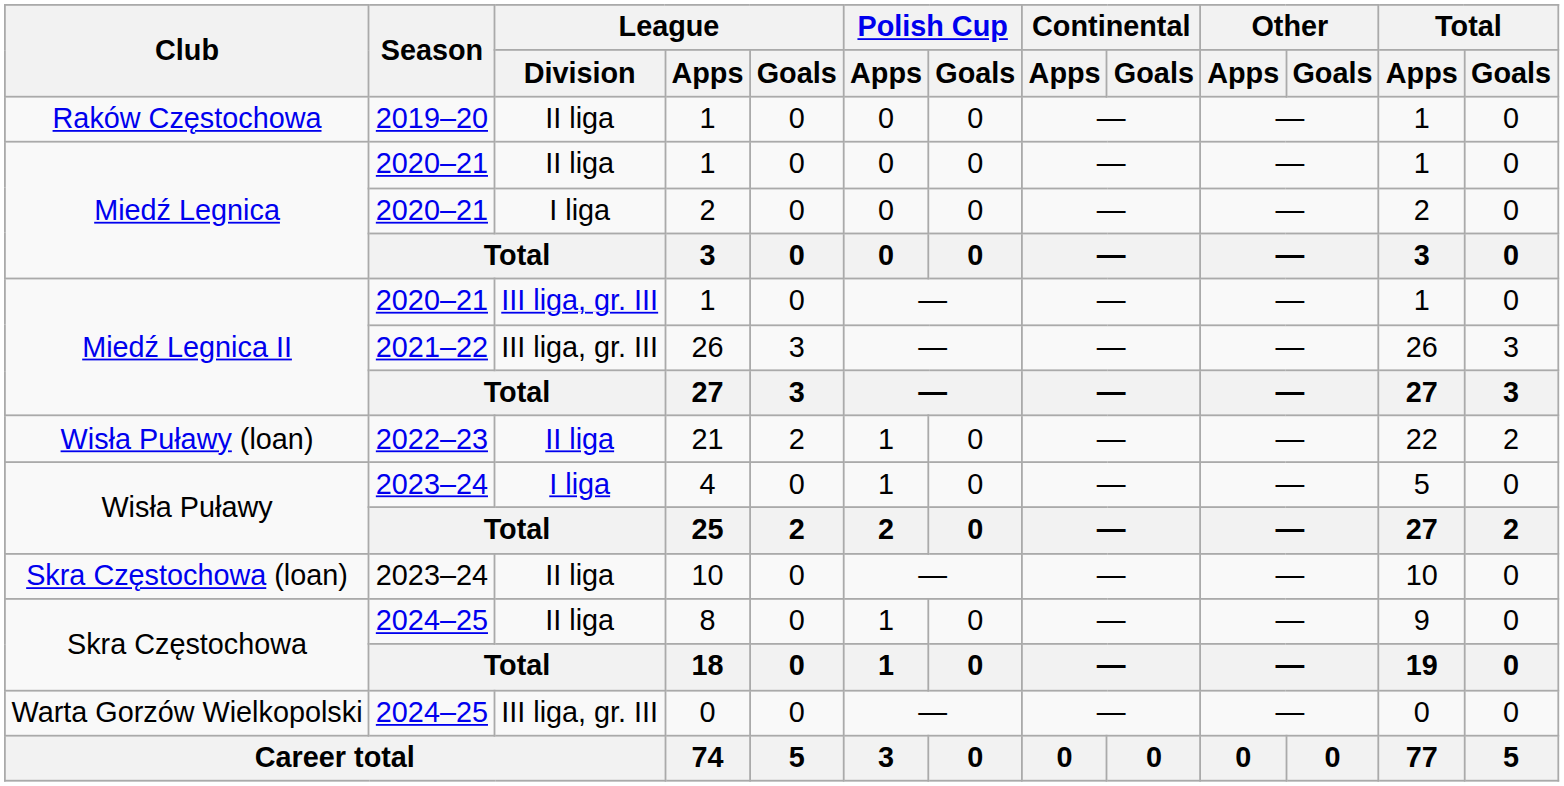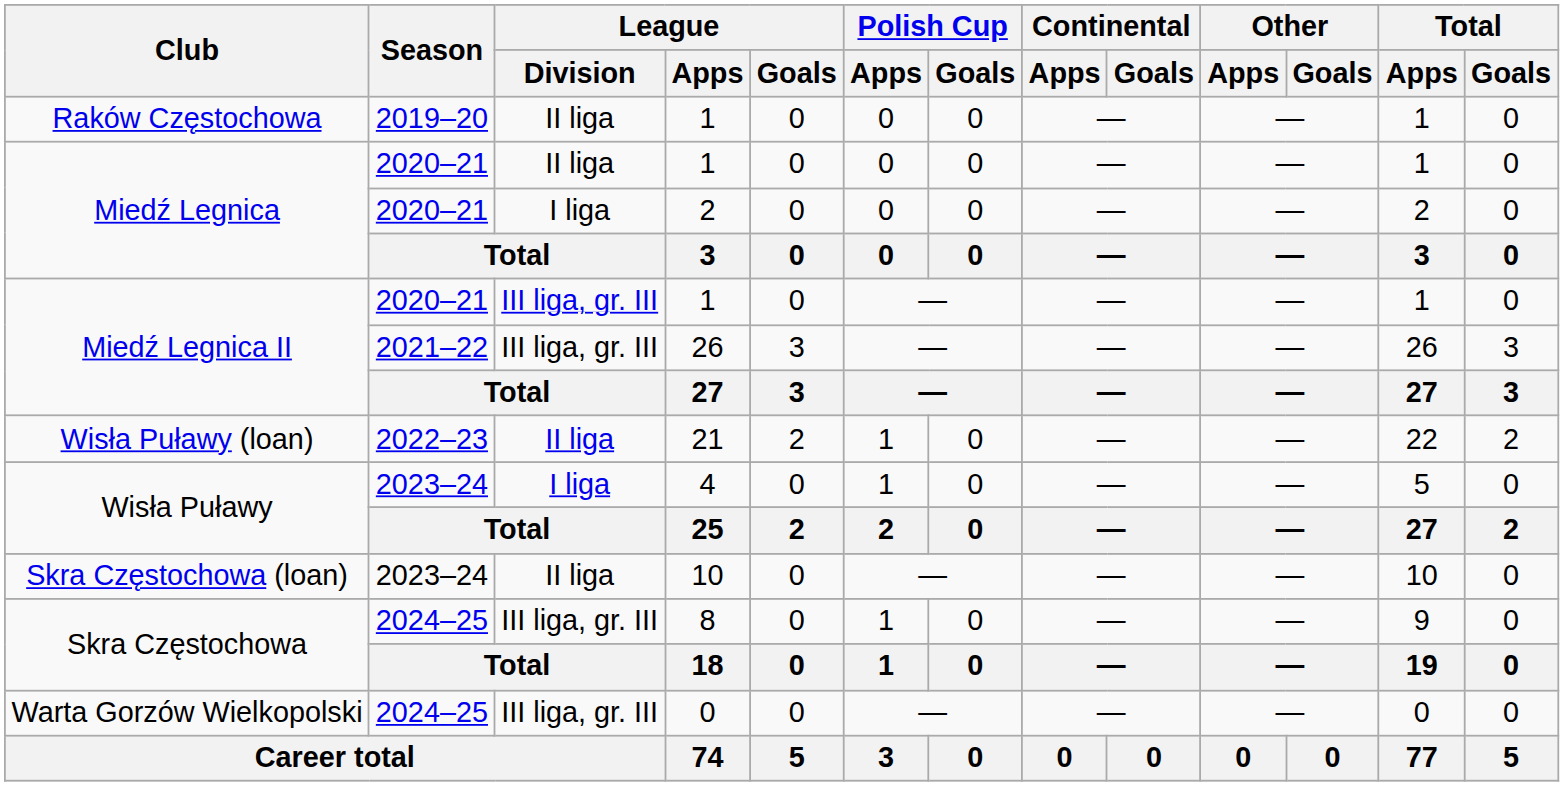(580, 621) II liga -> (580, 621) III liga, gr. III
